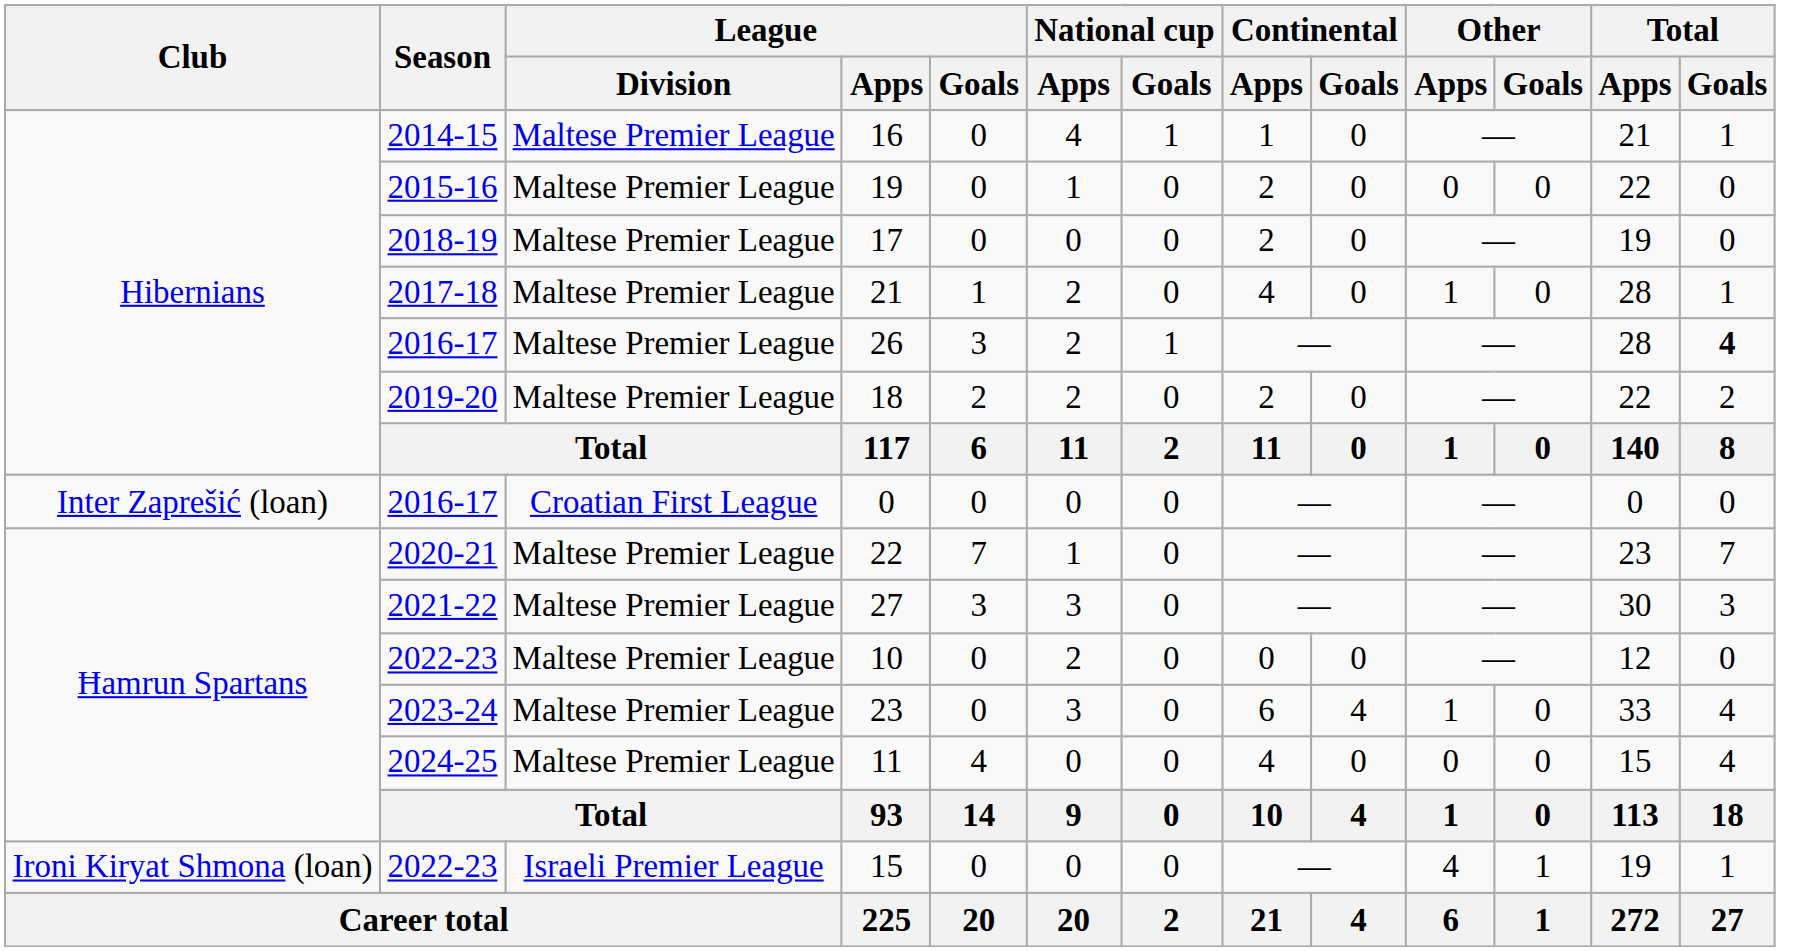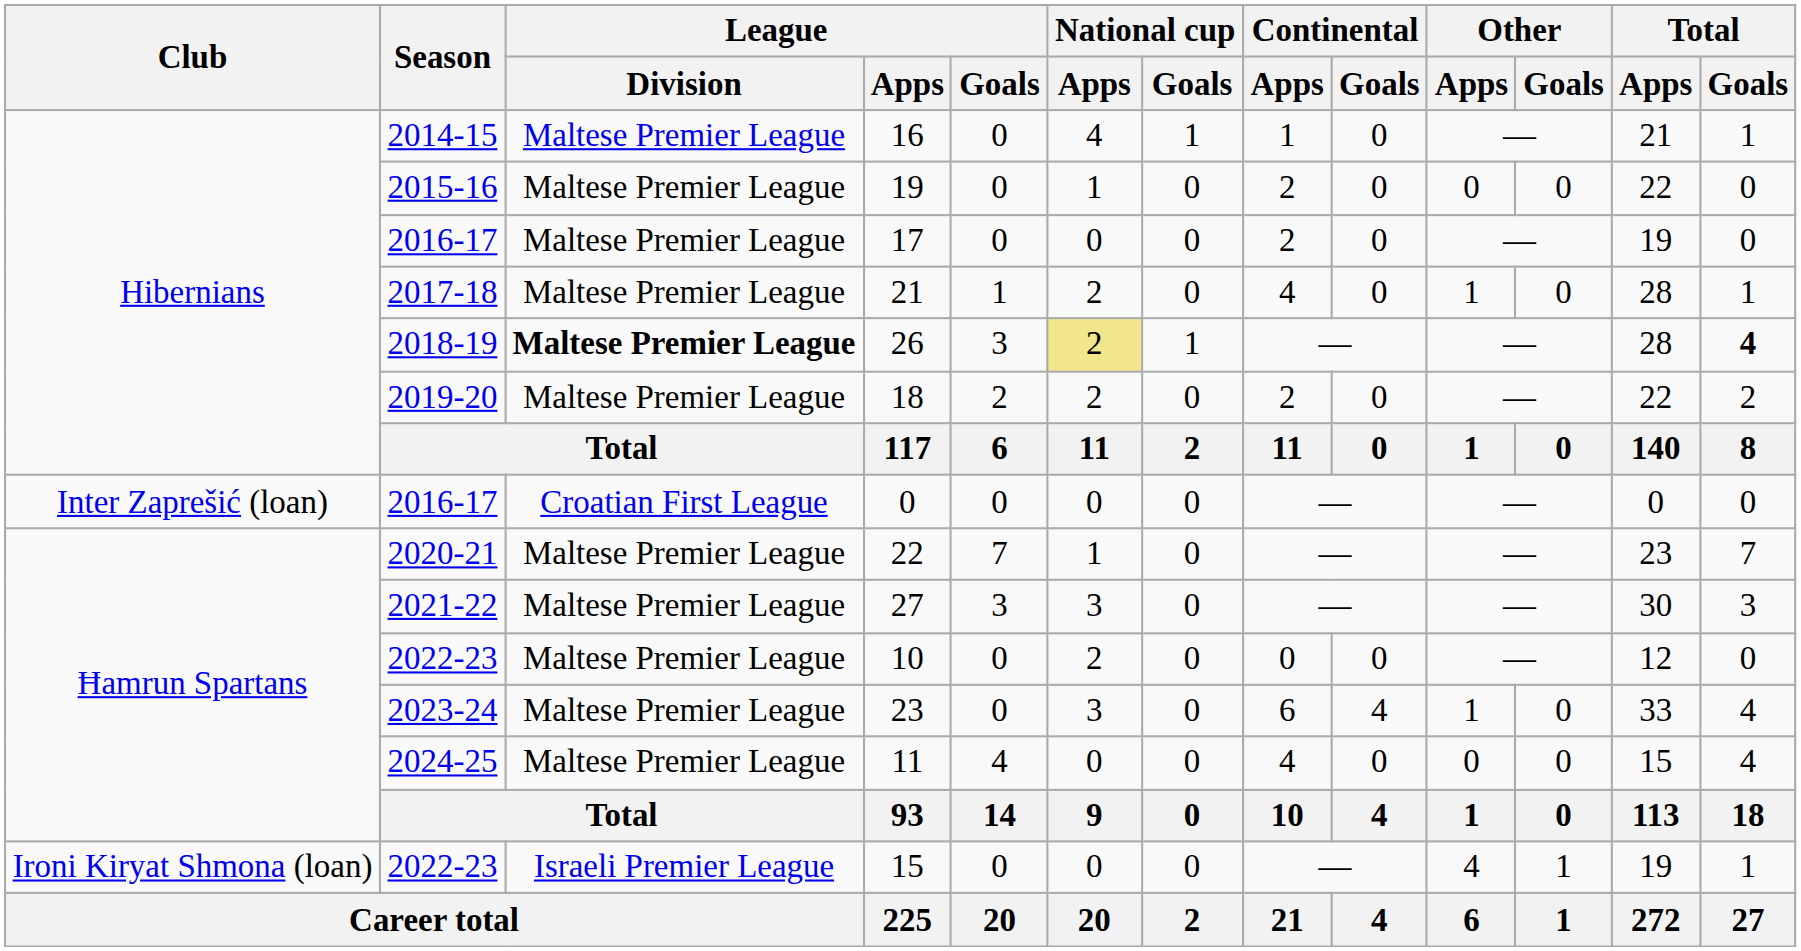(442, 239) 2018-19 -> (442, 239) 2016-17
(442, 344) 2016-17 -> (442, 344) 2018-19
(674, 344) normal -> (684, 344) bold
(1074, 344) no background -> (1094, 344) khaki background
